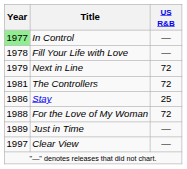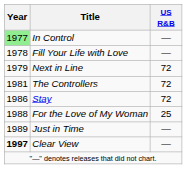(166, 99) 25 -> (166, 99) 72
(166, 114) 72 -> (166, 114) 25
(17, 144) normal -> (17, 144) bold
